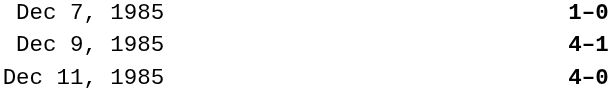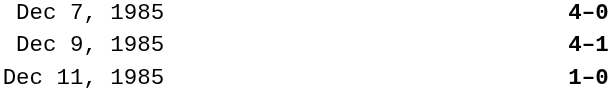(589, 13) 1–0 -> (589, 13) 4–0
(589, 78) 4–0 -> (589, 78) 1–0
